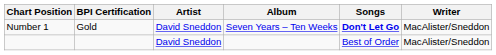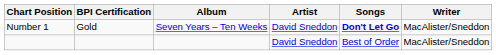columns swapped: (282, 12) <-> (188, 12)
